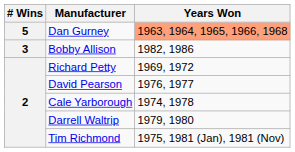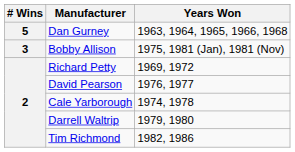(213, 31) lightsalmon background -> (213, 31) no background
(166, 49) 1982, 1986 -> (211, 49) 1975, 1981 (Jan), 1981 (Nov)
(211, 138) 1975, 1981 (Jan), 1981 (Nov) -> (166, 138) 1982, 1986
